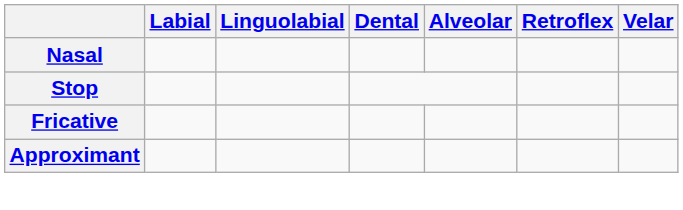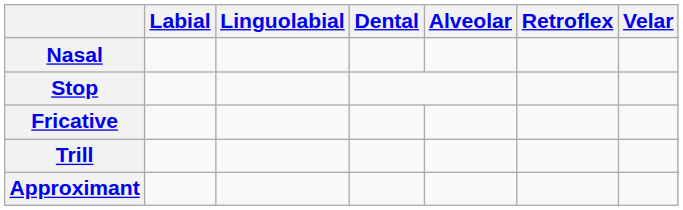+ row: (75, 155)
